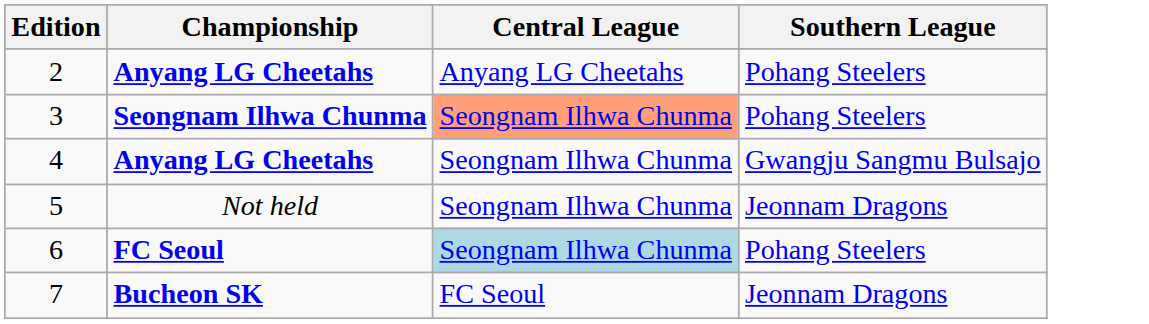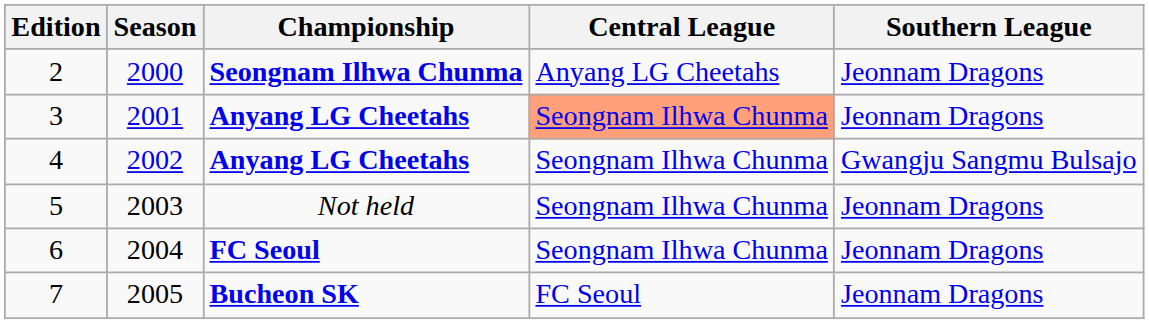+ column: (155, 26)
(243, 71) Anyang LG Cheetahs -> (366, 71) Seongnam Ilhwa Chunma
(835, 71) Pohang Steelers -> (942, 71) Jeonnam Dragons
(270, 116) Seongnam Ilhwa Chunma -> (339, 116) Anyang LG Cheetahs
(835, 116) Pohang Steelers -> (942, 116) Jeonnam Dragons
(586, 250) lightblue background -> (682, 250) no background
(835, 250) Pohang Steelers -> (942, 250) Jeonnam Dragons
